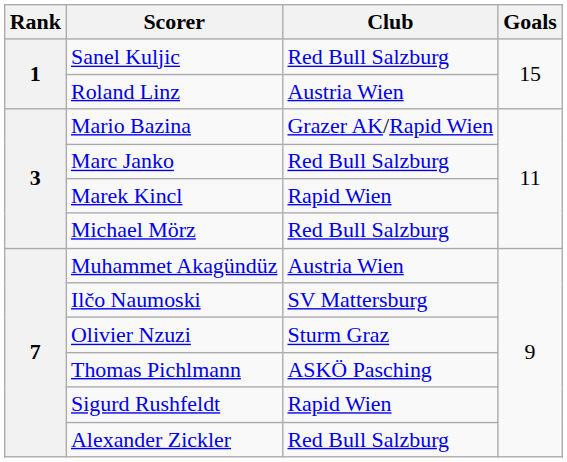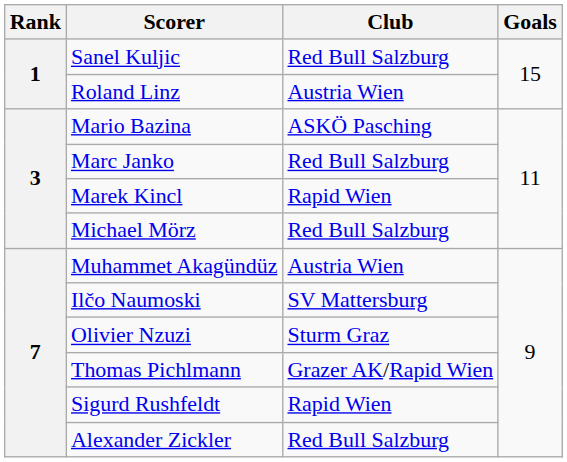(390, 126) Grazer AK/Rapid Wien -> (360, 126) ASKÖ Pasching
(360, 369) ASKÖ Pasching -> (390, 369) Grazer AK/Rapid Wien
